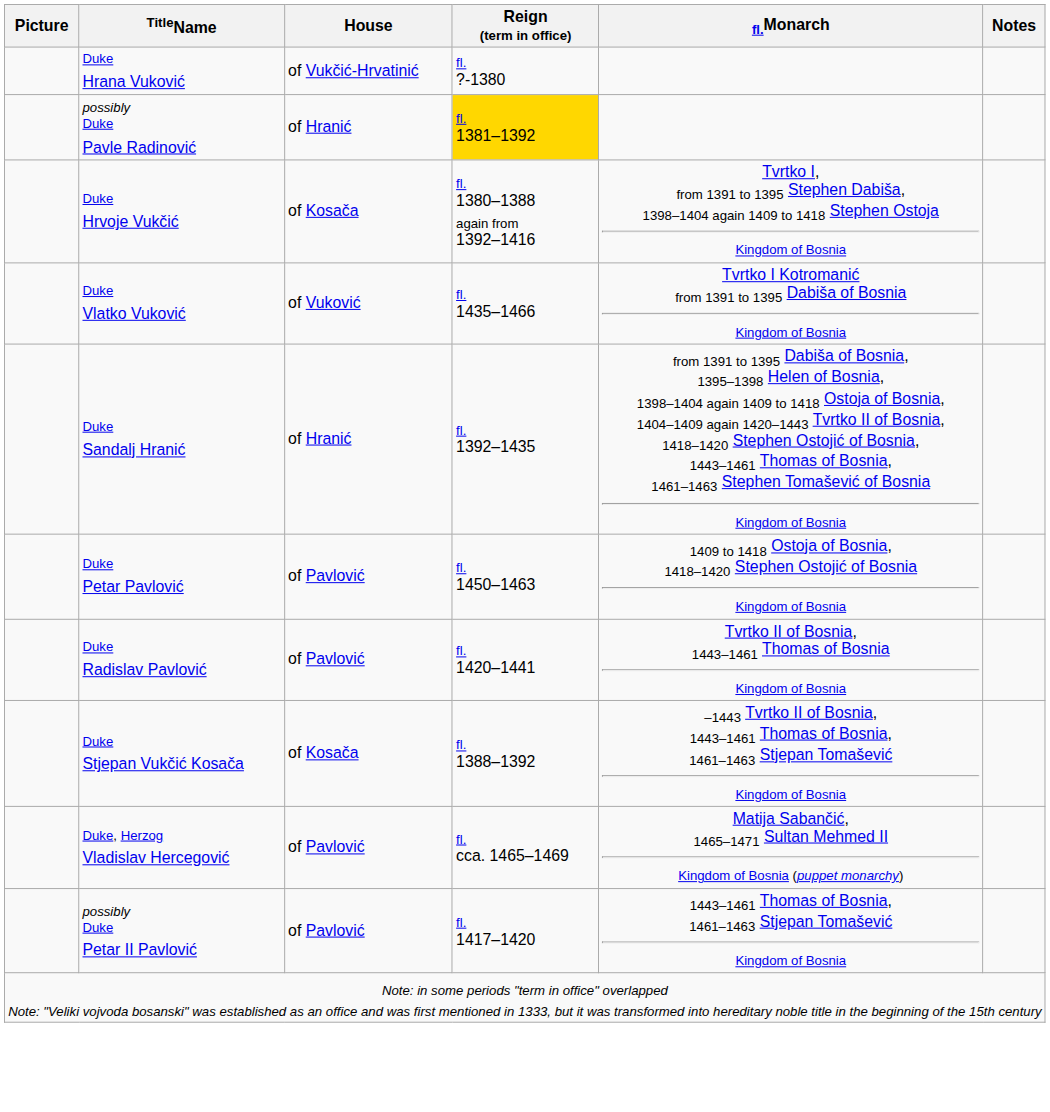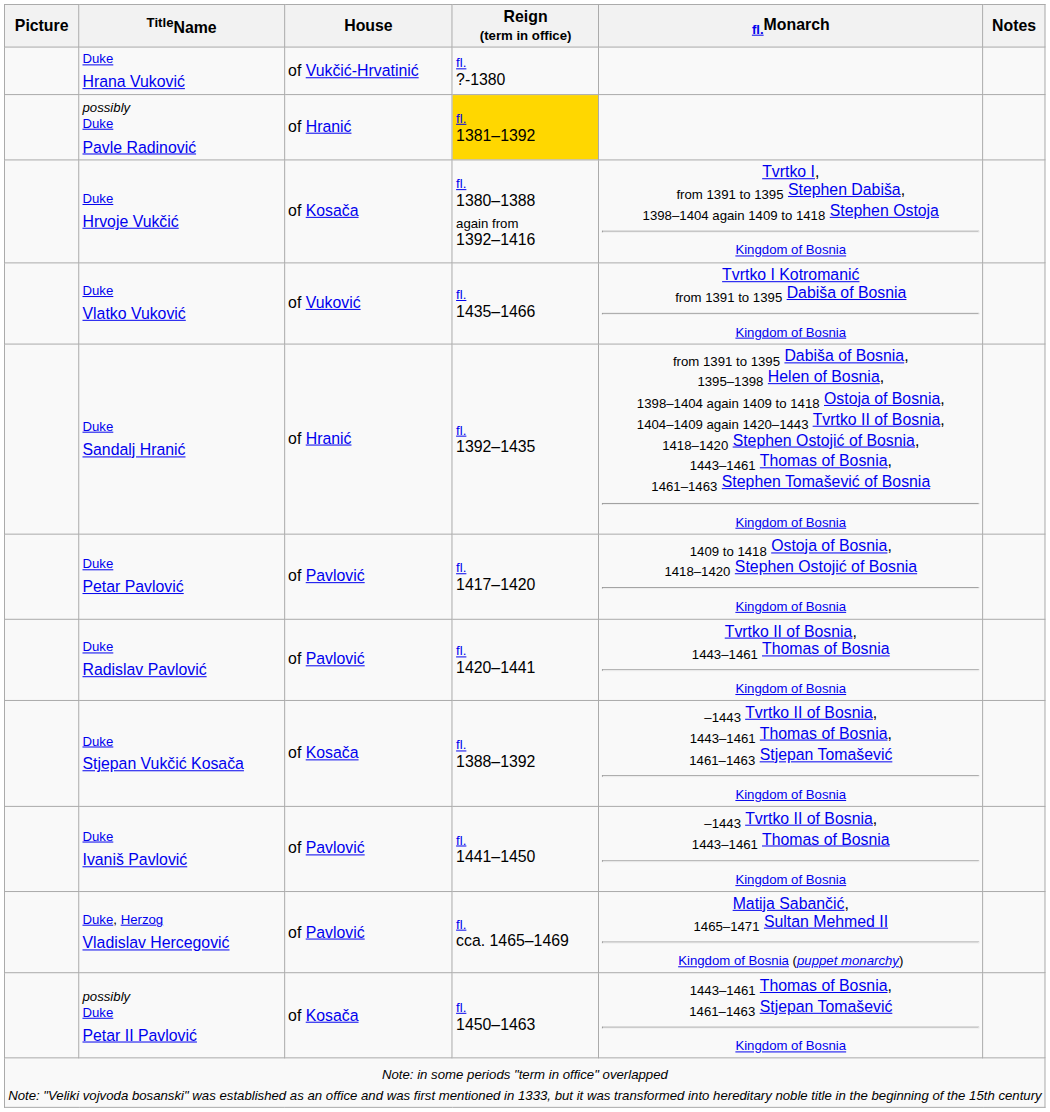(496, 577) fl. 1450–1463 -> (496, 577) fl. 1417–1420
+ row: (135, 848)
(326, 930) of Pavlović -> (323, 1015) of Kosača
(496, 931) fl. 1417–1420 -> (496, 1016) fl. 1450–1463
